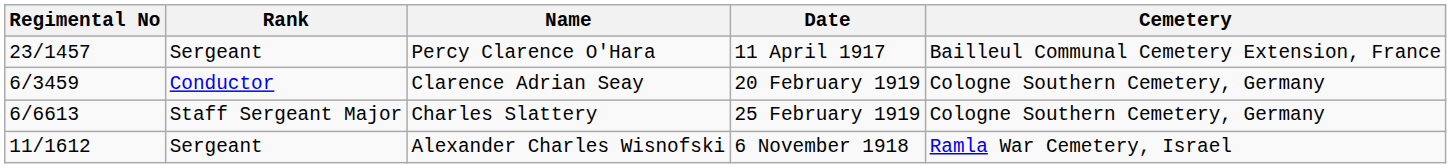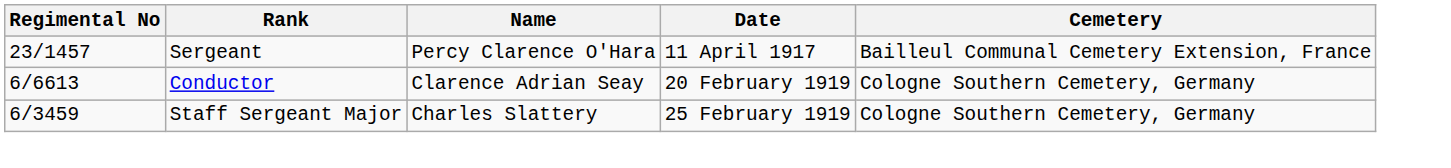(44, 84) 6/3459 -> (44, 84) 6/6613
(44, 115) 6/6613 -> (44, 115) 6/3459
- row: (568, 147)
